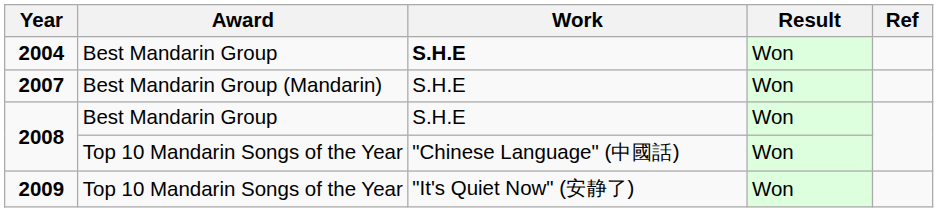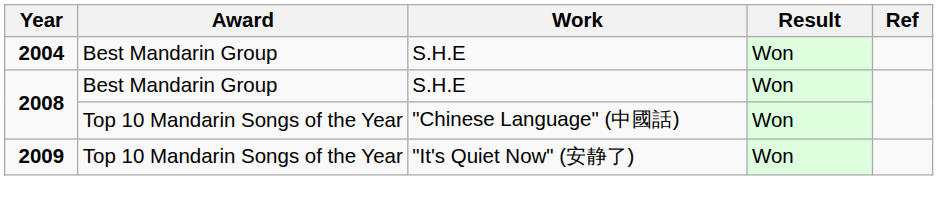(439, 53) bold -> (439, 53) normal
- row: (41, 85)
